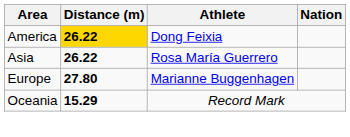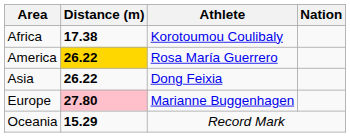+ row: (25, 36)
(186, 36) Dong Feixia -> (214, 57) Rosa María Guerrero
(214, 57) Rosa María Guerrero -> (186, 79) Dong Feixia
(81, 79) no background -> (81, 100) pink background
